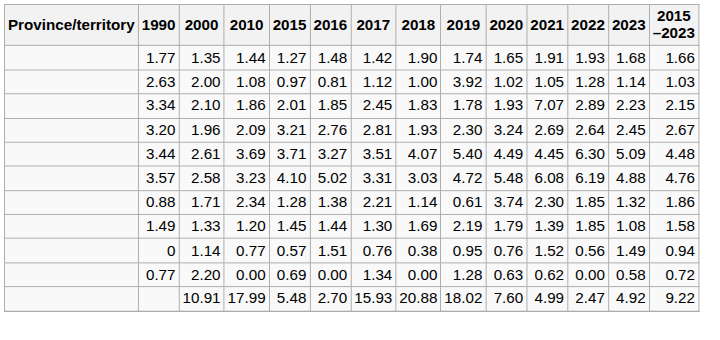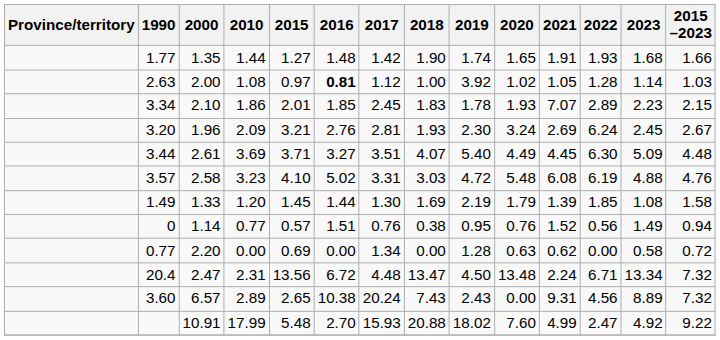(332, 81) normal -> (341, 81) bold
(590, 130) 2.64 -> (603, 130) 6.24
- row: (161, 202)
+ row: (161, 274)
+ row: (161, 298)
